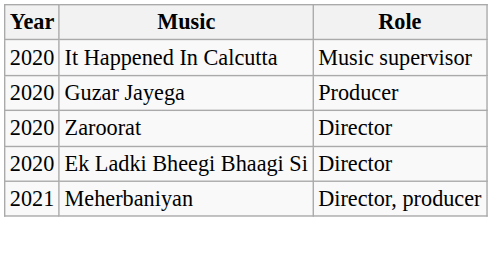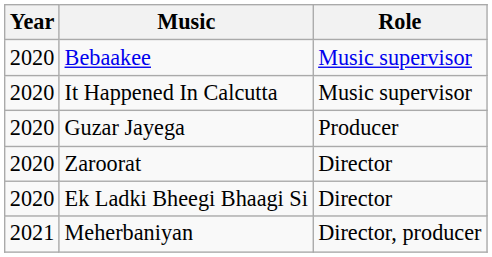+ row: (108, 57)
